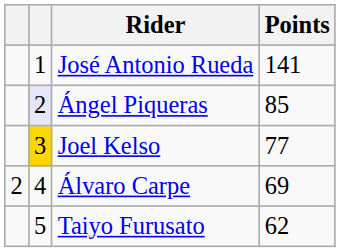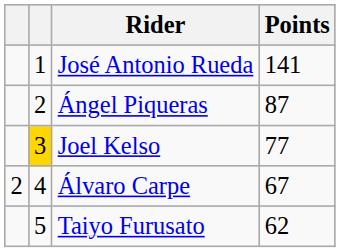(40, 105) lavender background -> (40, 105) no background
(277, 105) 85 -> (277, 105) 87
(277, 186) 69 -> (277, 186) 67
